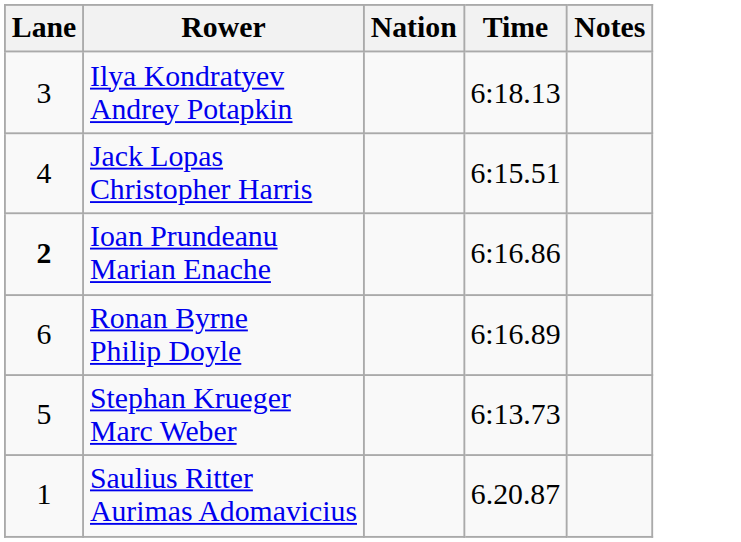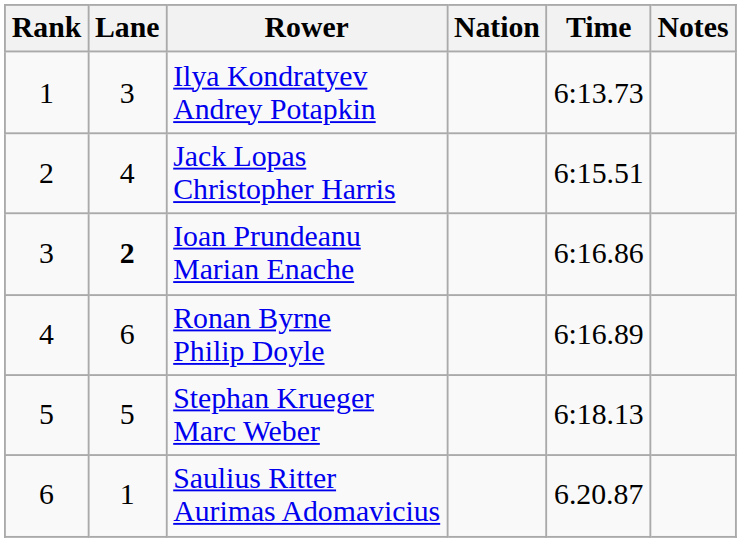+ column: (47, 28)
(515, 92) 6:18.13 -> (599, 92) 6:13.73
(515, 414) 6:13.73 -> (599, 414) 6:18.13
